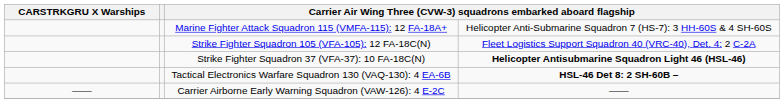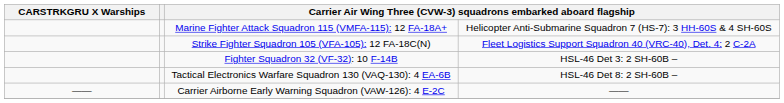- row: (311, 59)
+ row: (311, 59)
(619, 75) bold -> (619, 75) normal
